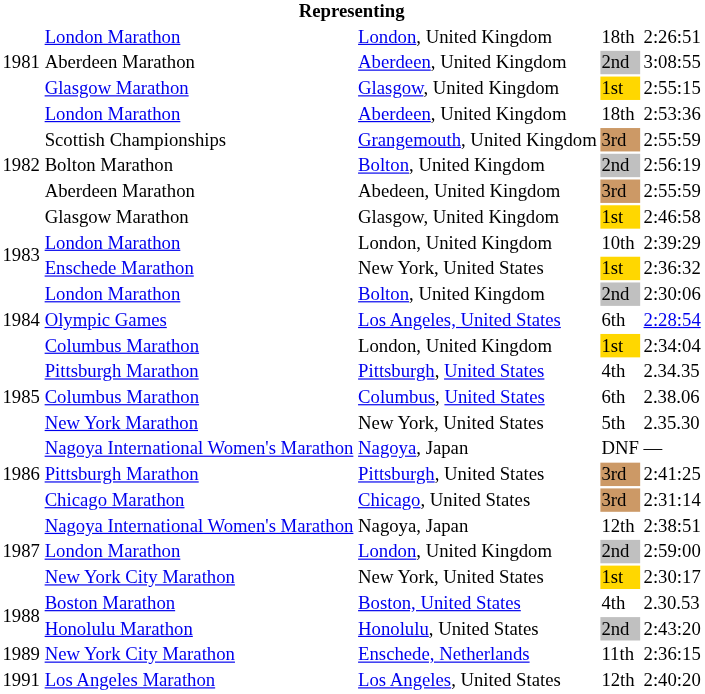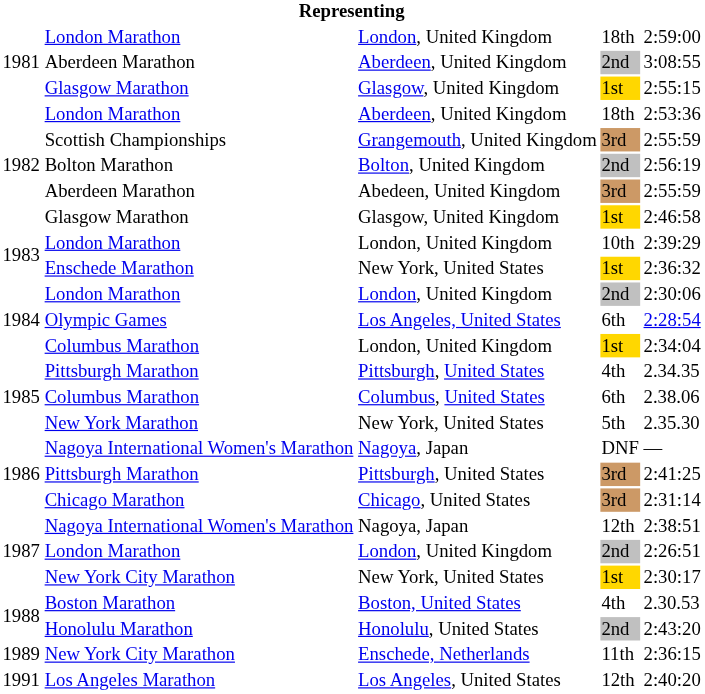(672, 36) 2:26:51 -> (672, 36) 2:59:00
(451, 294) Bolton, United Kingdom -> (455, 294) London, United Kingdom
(672, 551) 2:59:00 -> (672, 551) 2:26:51
